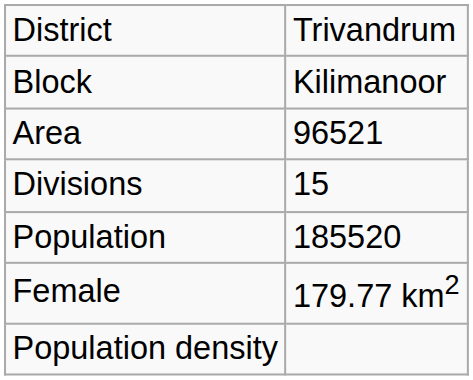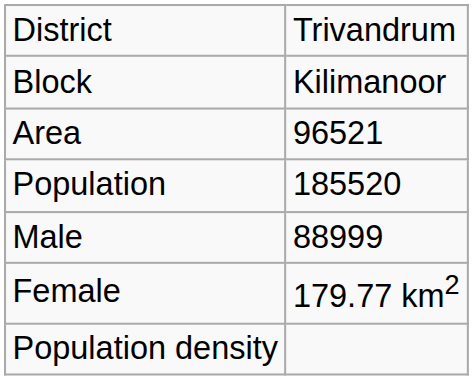- row: (77, 184)
+ row: (48, 236)
